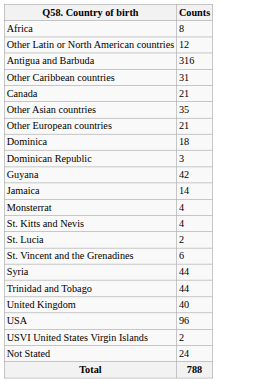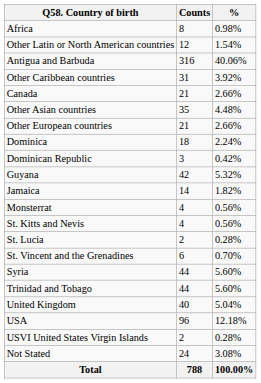+ column: (234, 12)
